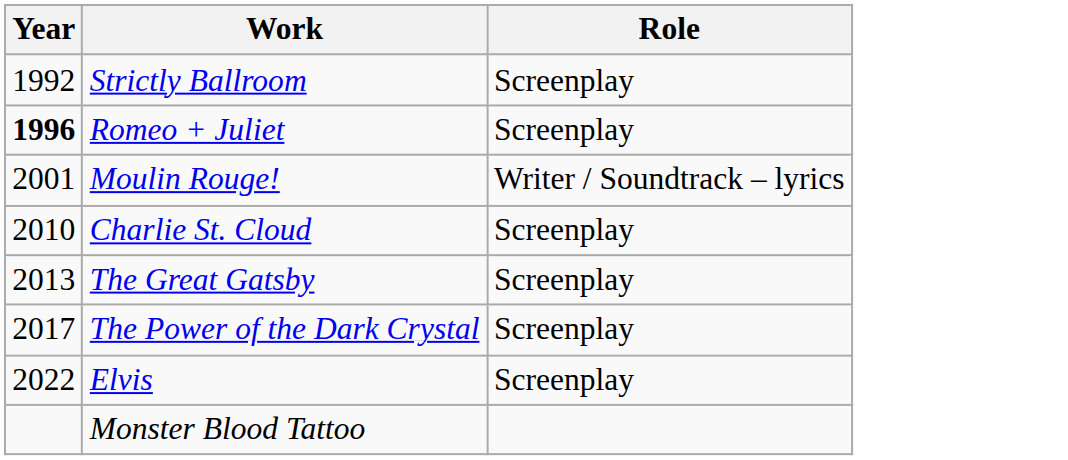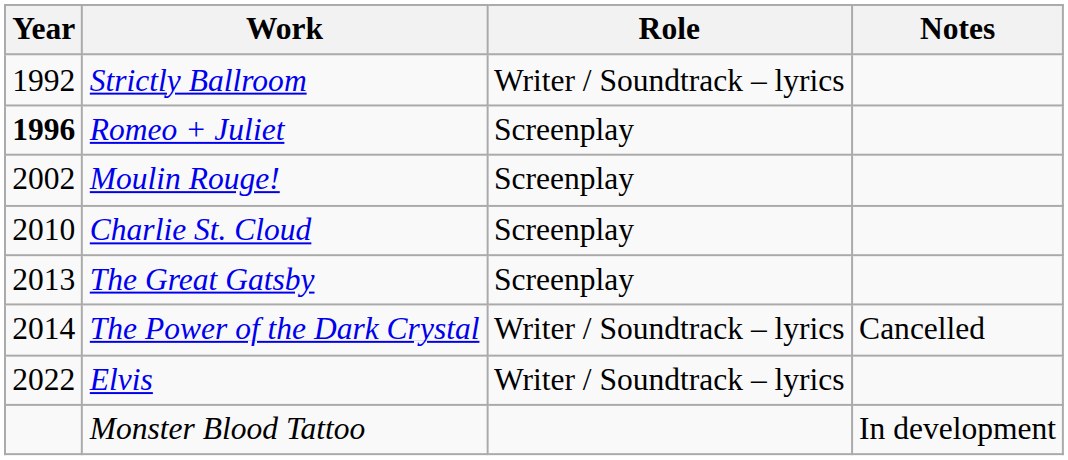+ column: (958, 29)
(564, 79) Screenplay -> (669, 79) Writer / Soundtrack – lyrics
(44, 179) 2001 -> (44, 179) 2002
(669, 179) Writer / Soundtrack – lyrics -> (564, 179) Screenplay
(44, 329) 2017 -> (44, 329) 2014
(564, 329) Screenplay -> (669, 329) Writer / Soundtrack – lyrics
(564, 379) Screenplay -> (669, 379) Writer / Soundtrack – lyrics
